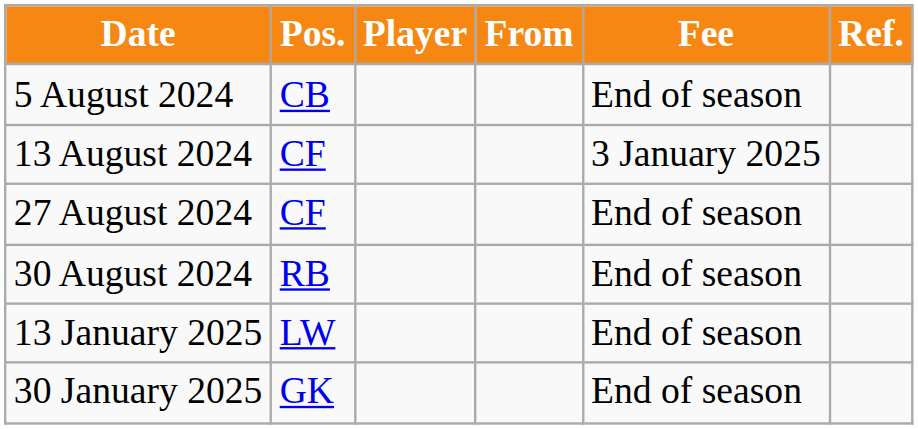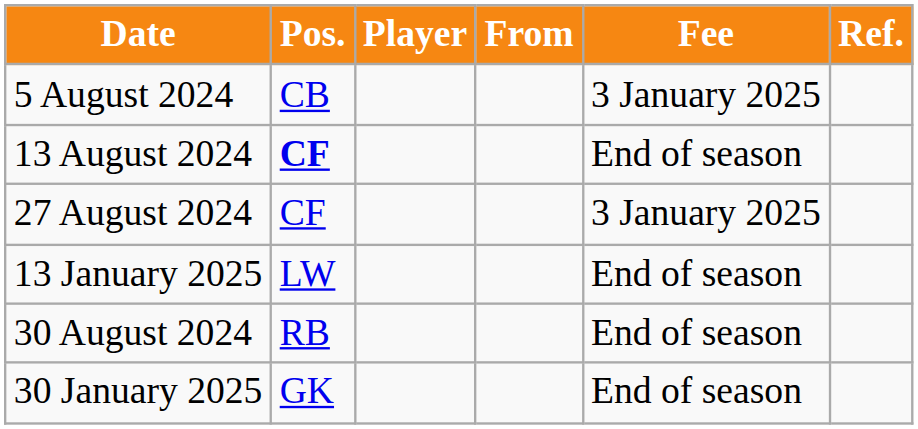(696, 93) End of season -> (706, 93) 3 January 2025
(303, 153) normal -> (305, 153) bold
(706, 153) 3 January 2025 -> (696, 153) End of season
(696, 213) End of season -> (706, 213) 3 January 2025
rows swapped: (133, 272) <-> (138, 332)
